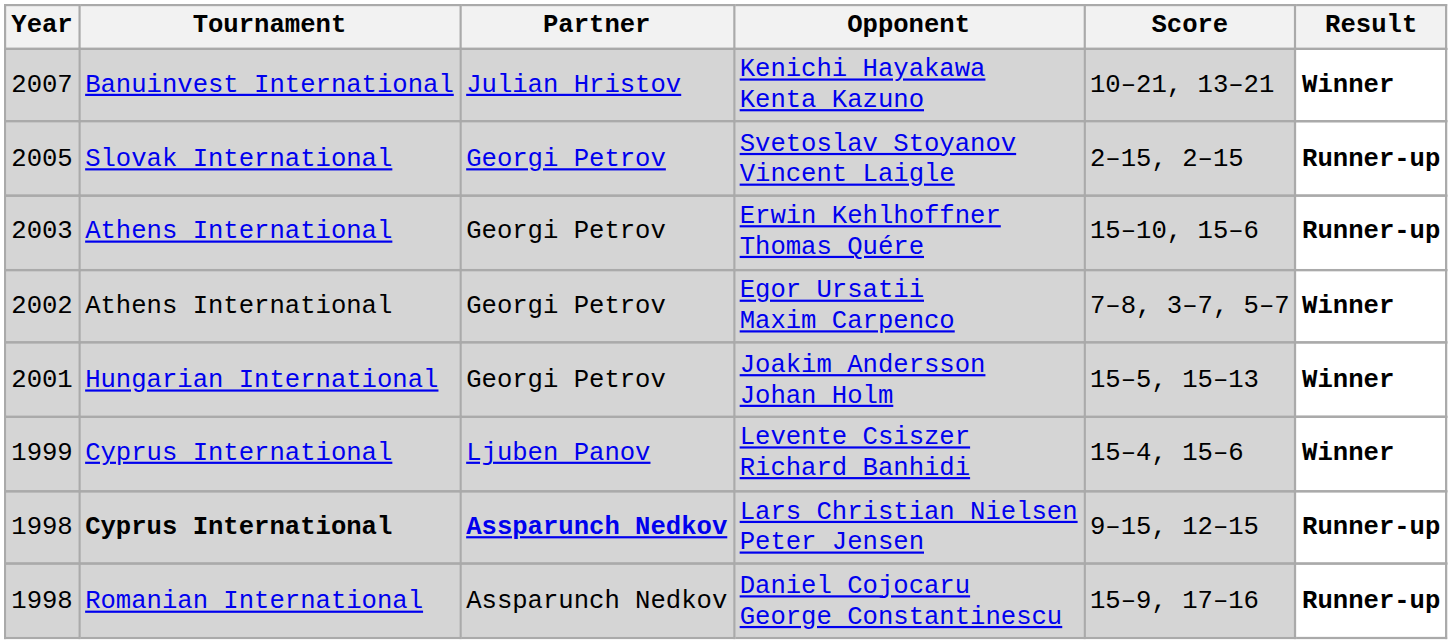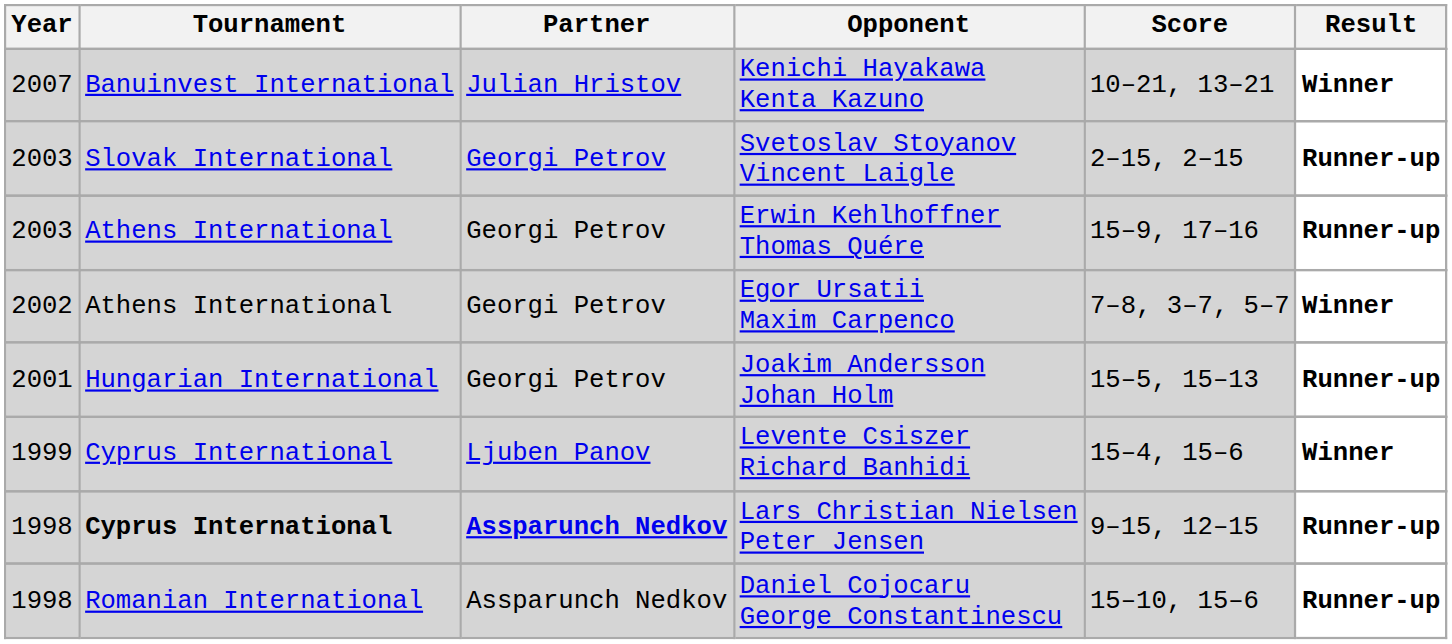(42, 158) 2005 -> (42, 158) 2003
(1174, 232) 15–10, 15–6 -> (1174, 232) 15–9, 17–16
(1348, 380) Winner -> (1371, 380) Runner-up
(1174, 601) 15–9, 17–16 -> (1174, 601) 15–10, 15–6
